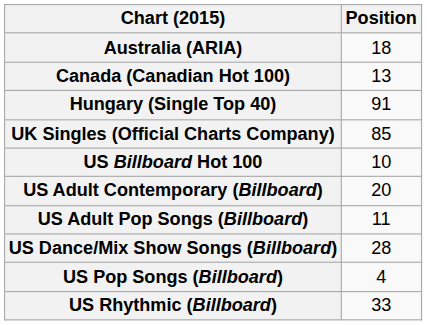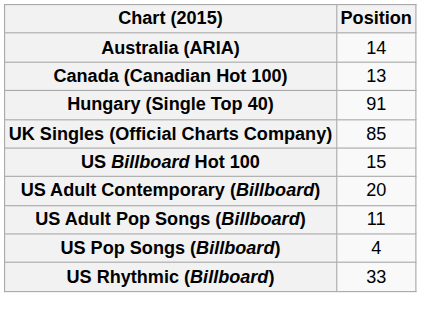(381, 47) 18 -> (376, 47) 14
(381, 162) 10 -> (376, 162) 15
- row: (173, 248)
